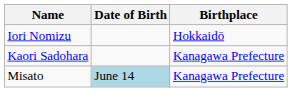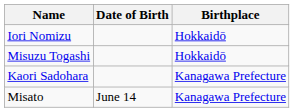+ row: (49, 55)
(114, 76) lightblue background -> (116, 96) no background
